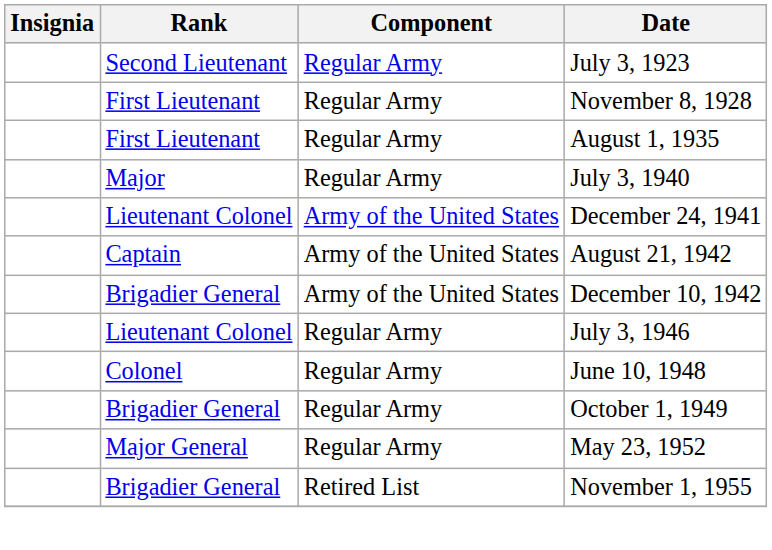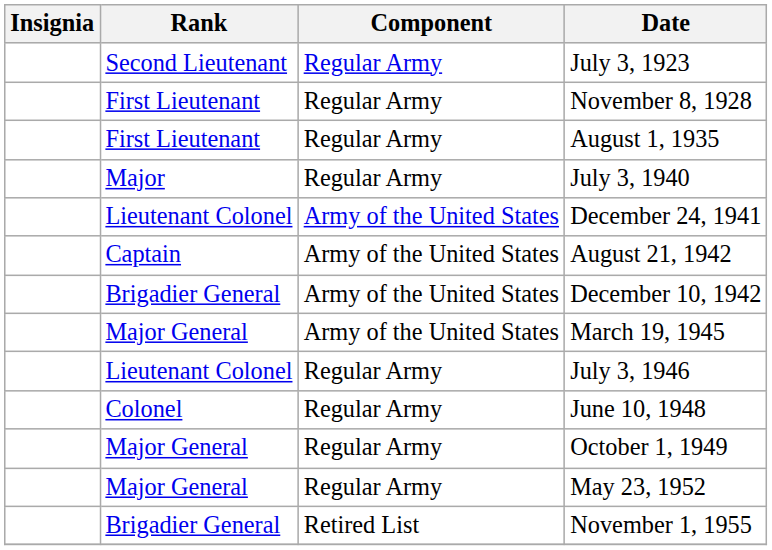+ row: (648, 332)
(193, 409) Brigadier General -> (177, 448) Major General
